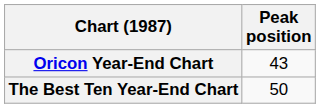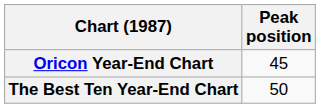(279, 63) 43 -> (279, 63) 45
